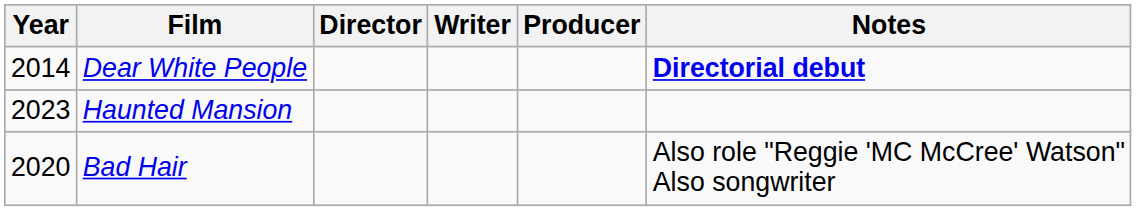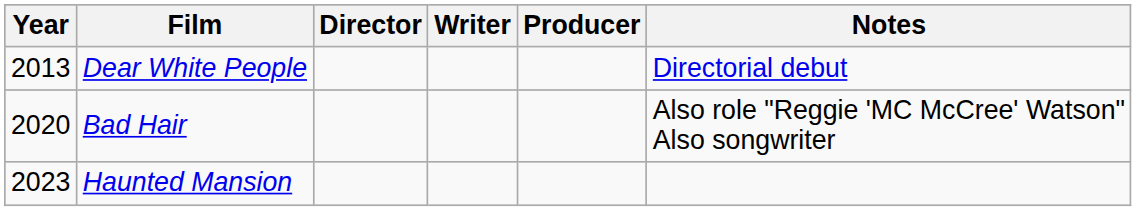(41, 68) 2014 -> (41, 68) 2013
(759, 68) bold -> (750, 68) normal
rows swapped: (135, 167) <-> (187, 110)
